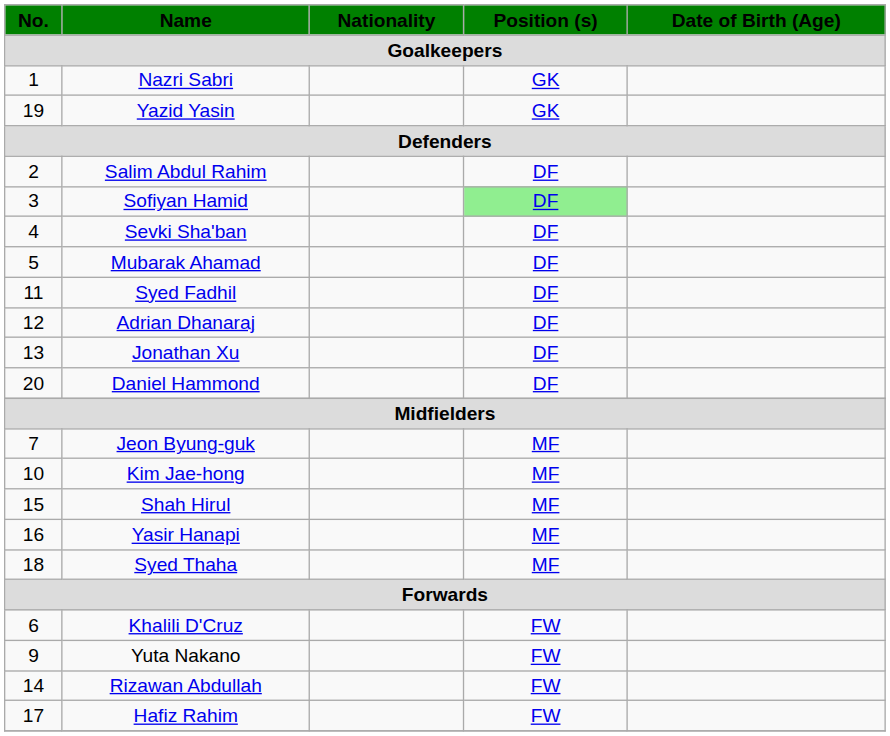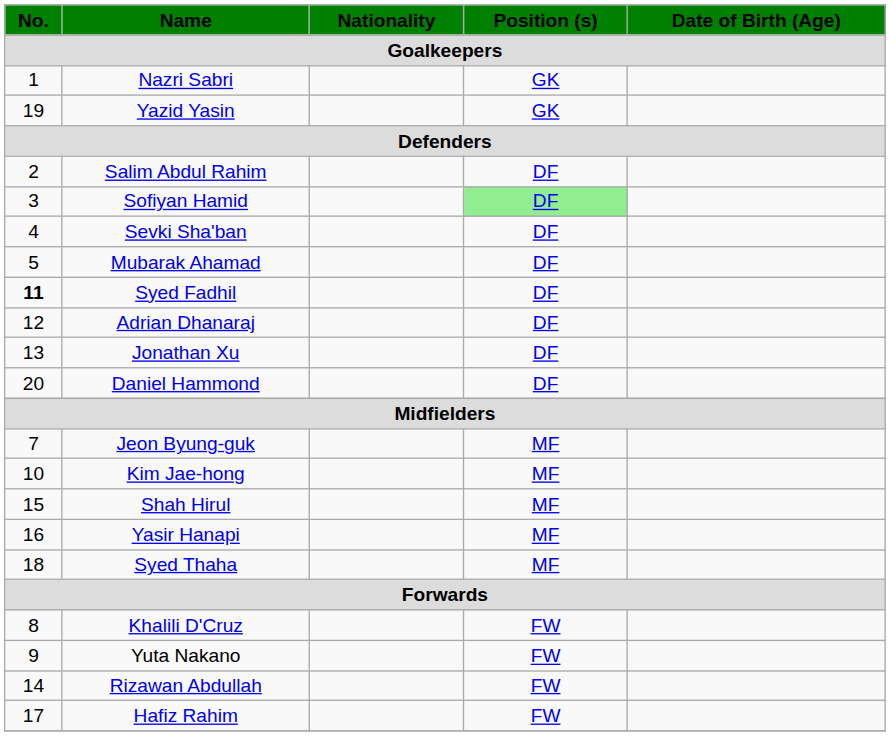(33, 293) normal -> (33, 293) bold
(33, 625) 6 -> (33, 625) 8
